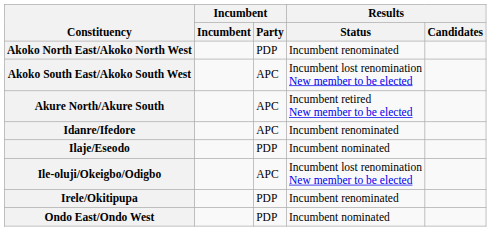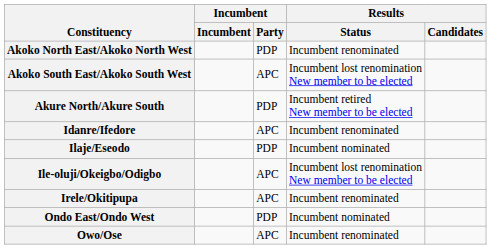(267, 106) APC -> (267, 106) PDP
(267, 198) PDP -> (267, 198) APC
+ row: (99, 235)
